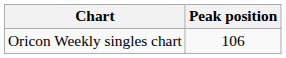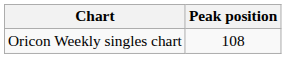(233, 41) 106 -> (233, 41) 108
